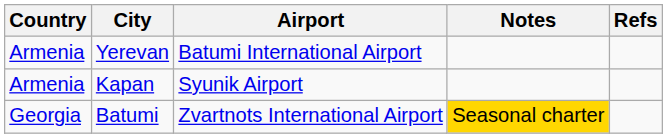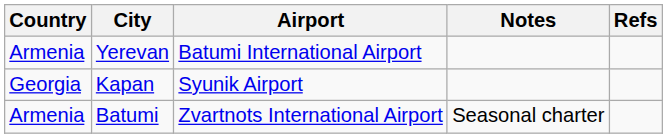(47, 84) Armenia -> (45, 84) Georgia
(45, 116) Georgia -> (47, 116) Armenia
(528, 116) gold background -> (528, 116) no background
